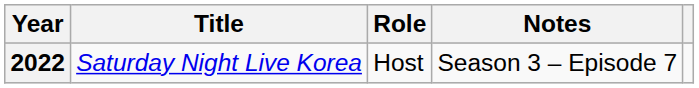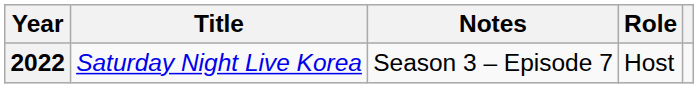columns swapped: (400, 23) <-> (557, 23)
